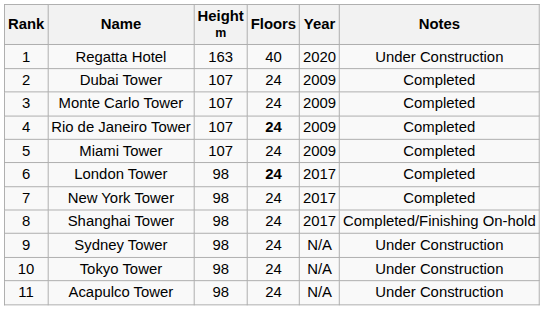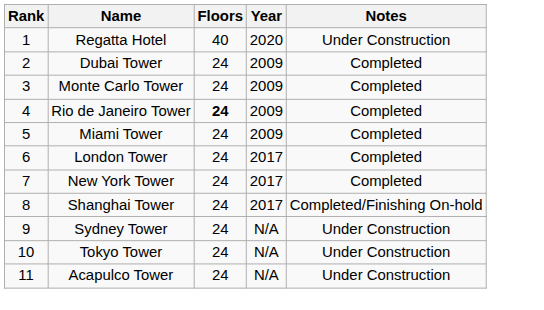- column: (221, 24)
(273, 174) bold -> (220, 157) normal
